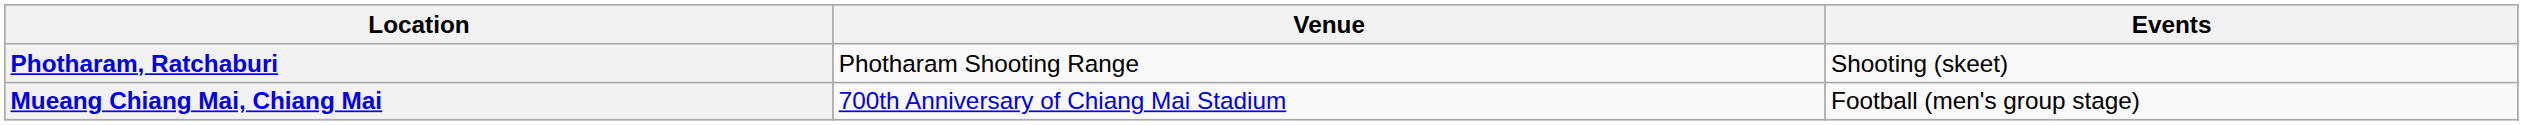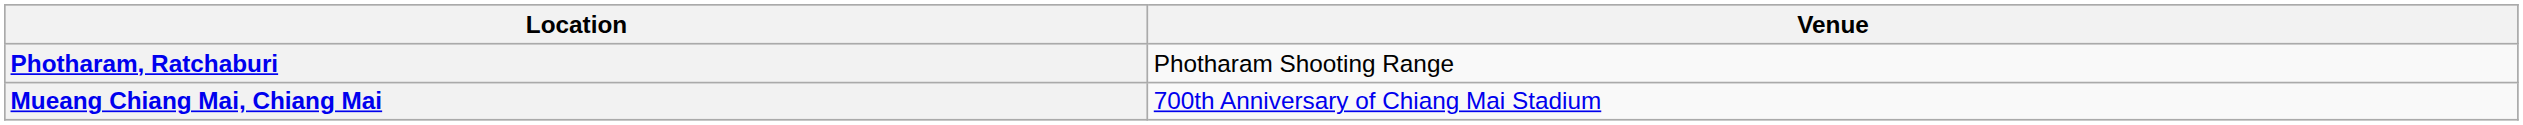- column: (2172, 24)
